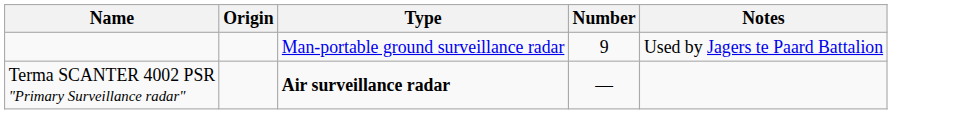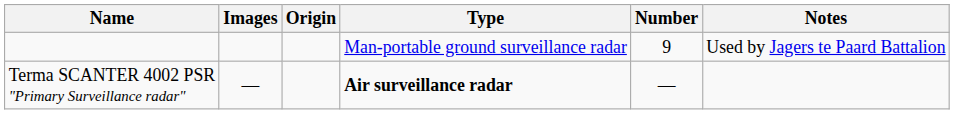+ column: (250, 18)
